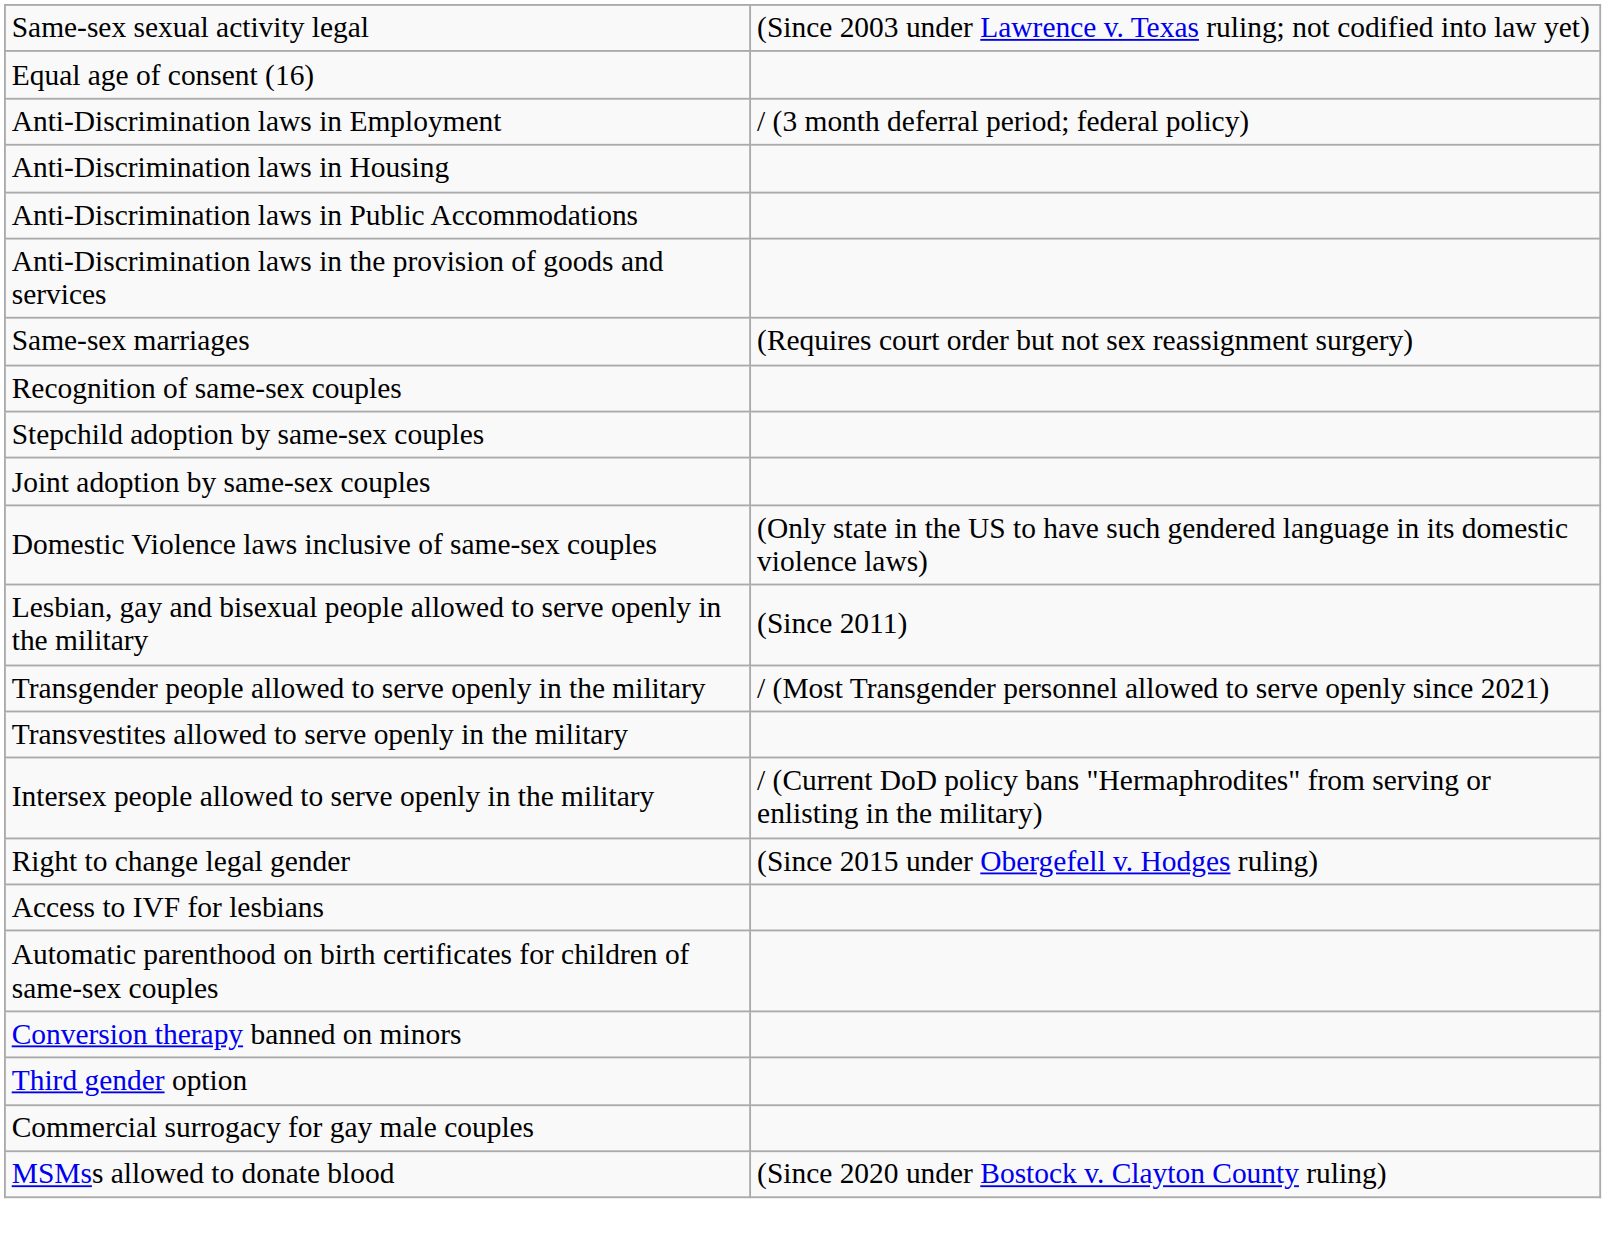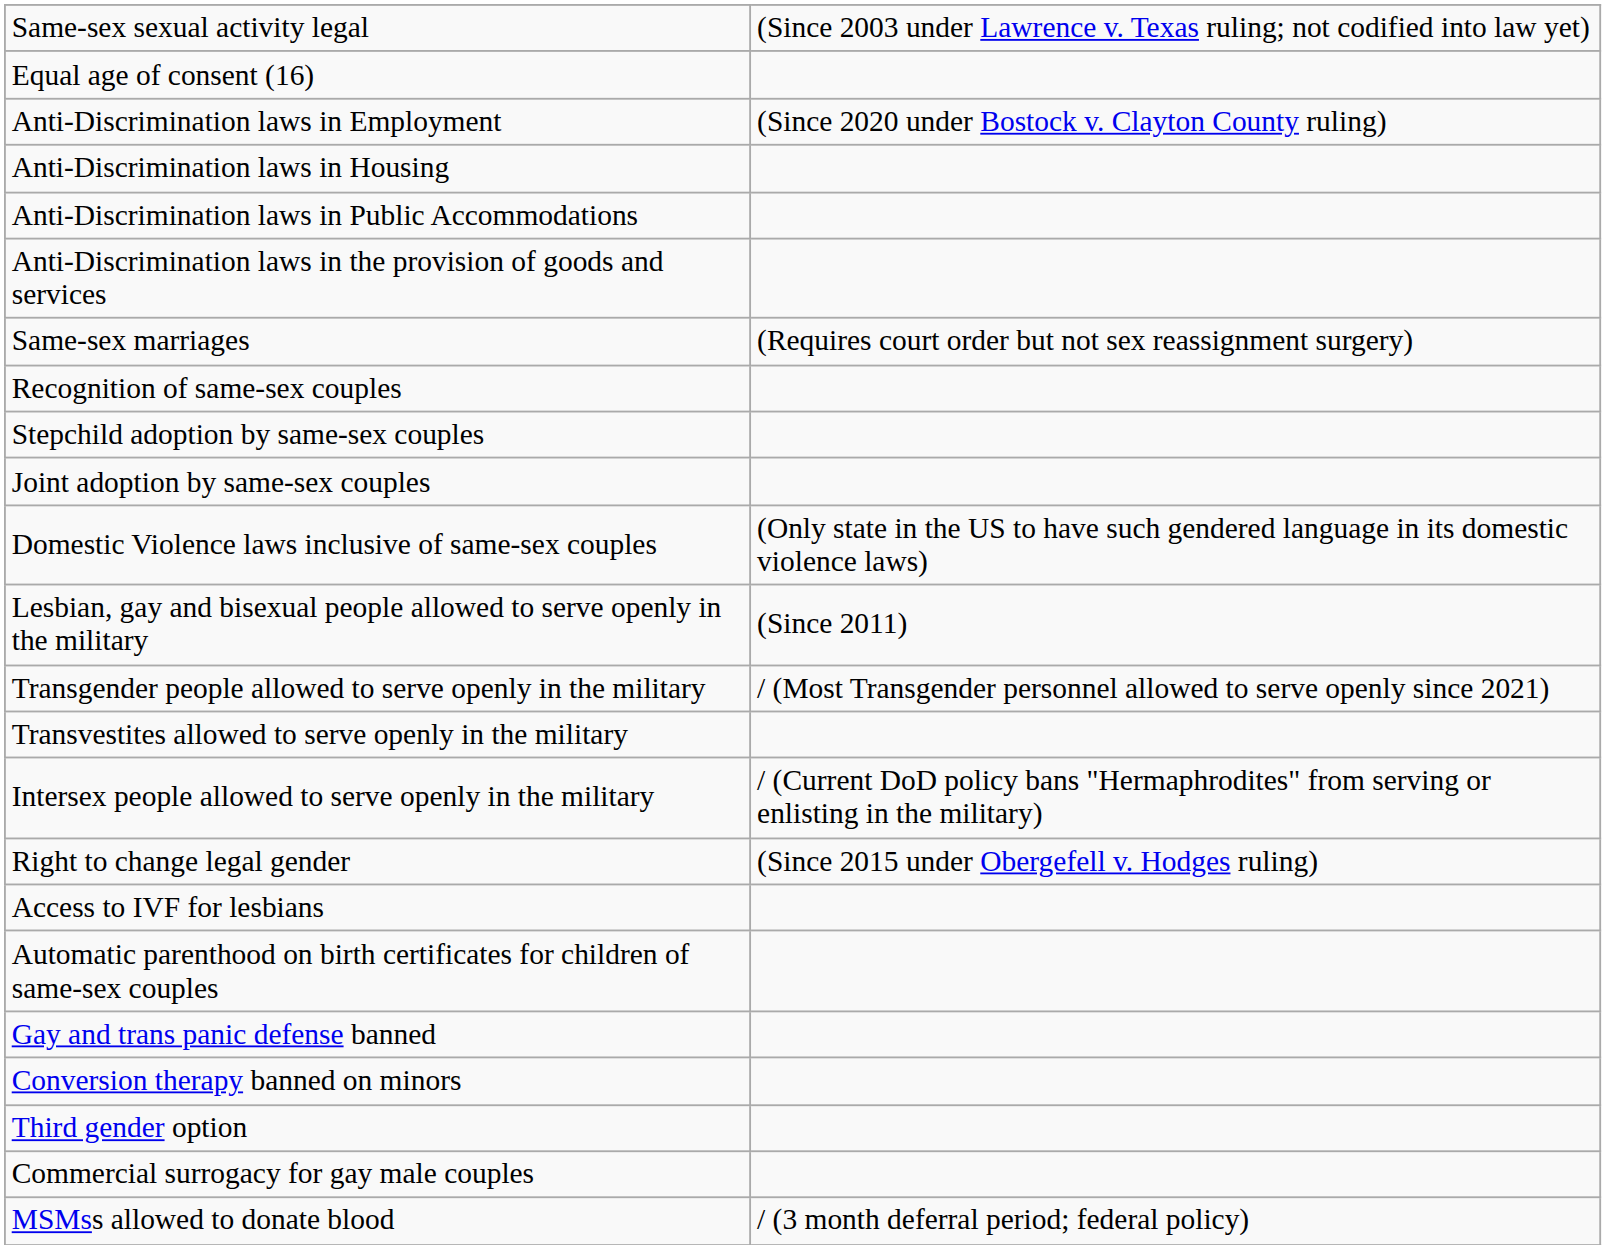(1003, 121) / (3 month deferral period; federal policy) -> (1072, 121) (Since 2020 under Bostock v. Clayton County ruling)
+ row: (224, 1033)
(1072, 1173) (Since 2020 under Bostock v. Clayton County ruling) -> (1003, 1220) / (3 month deferral period; federal policy)
